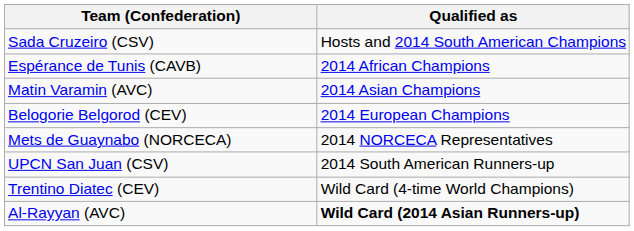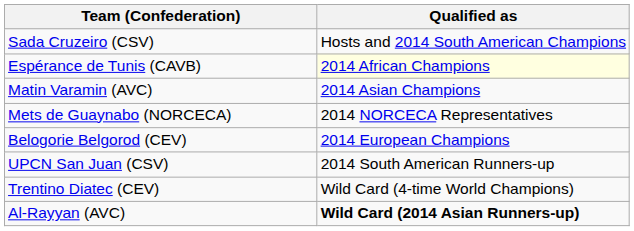(405, 66) no background -> (405, 66) lightyellow background
rows swapped: (97, 115) <-> (120, 139)
